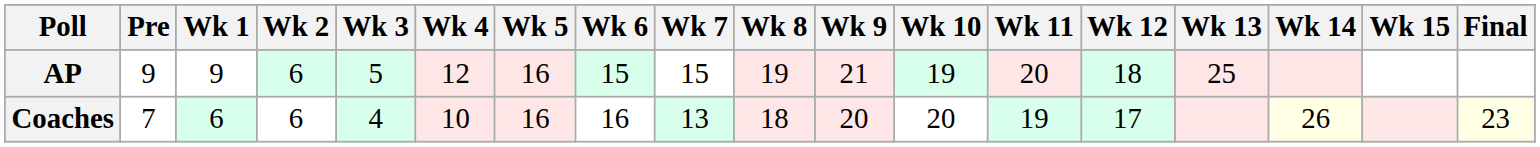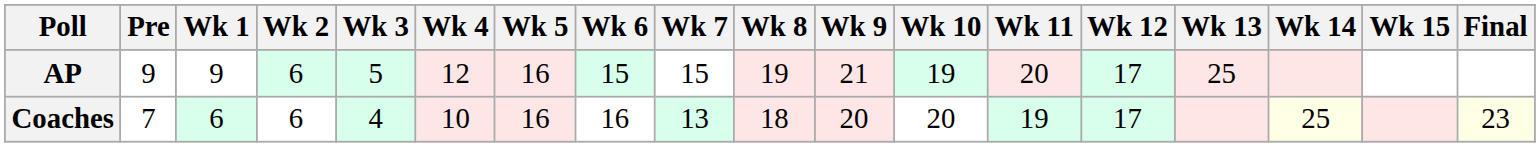(1128, 73) 18 -> (1128, 73) 17
(1316, 118) 26 -> (1316, 118) 25
